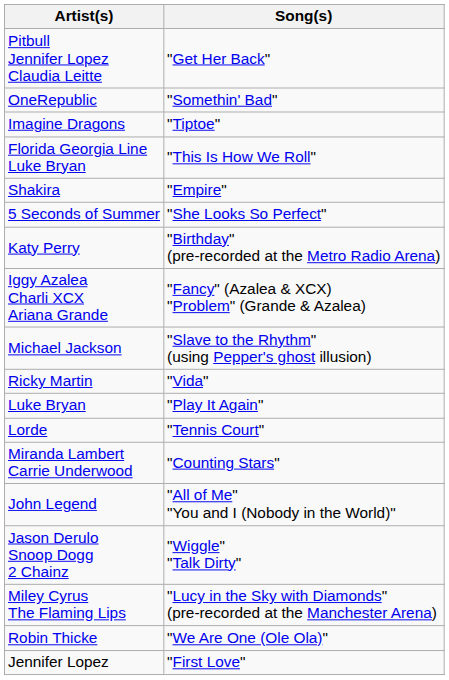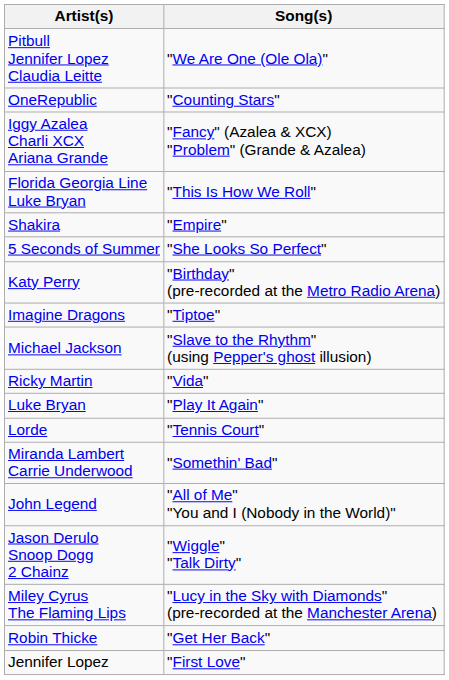(219, 58) "Get Her Back" -> (248, 58) "We Are One (Ole Ola)"
(222, 99) "Somethin' Bad" -> (223, 99) "Counting Stars"
rows swapped: (58, 297) <-> (67, 124)
(223, 462) "Counting Stars" -> (222, 462) "Somethin' Bad"
(248, 638) "We Are One (Ole Ola)" -> (219, 638) "Get Her Back"
